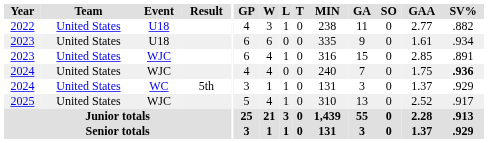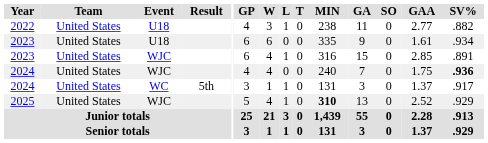(463, 86) .929 -> (463, 86) .917
(327, 101) normal -> (327, 101) bold
(463, 101) .917 -> (463, 101) .929
